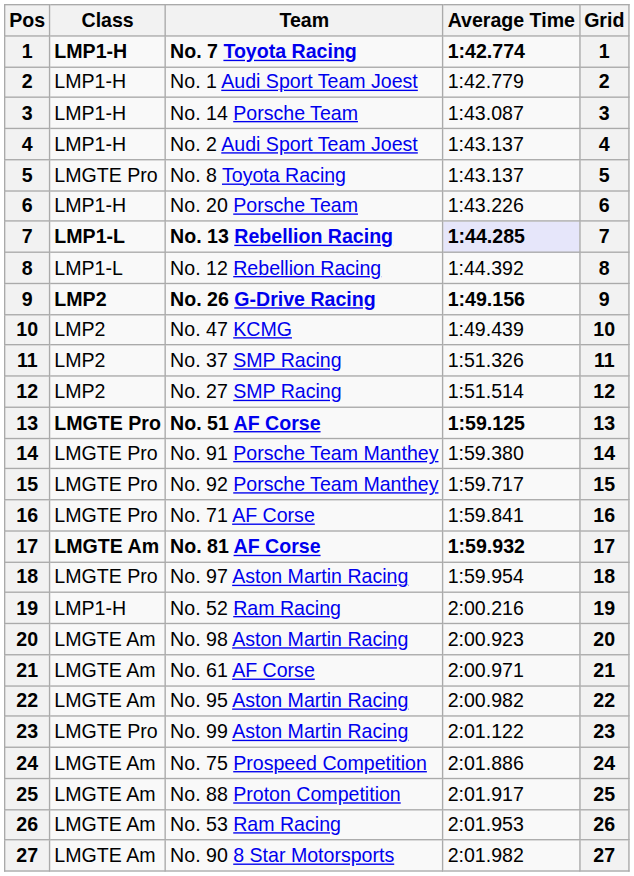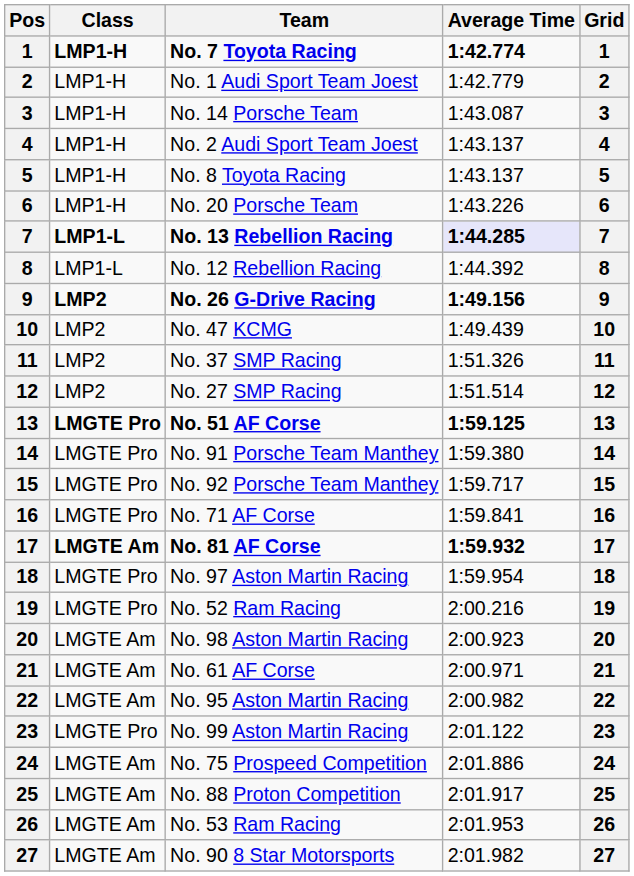(106, 175) LMGTE Pro -> (90, 175) LMP1-H
(90, 608) LMP1-H -> (106, 608) LMGTE Pro
